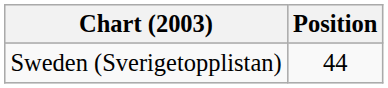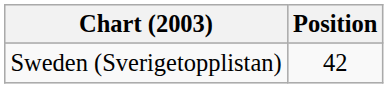(335, 62) 44 -> (335, 62) 42
